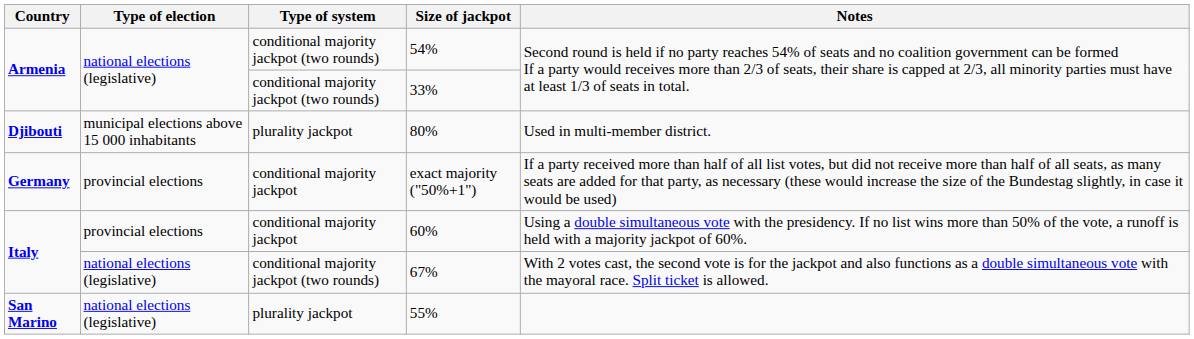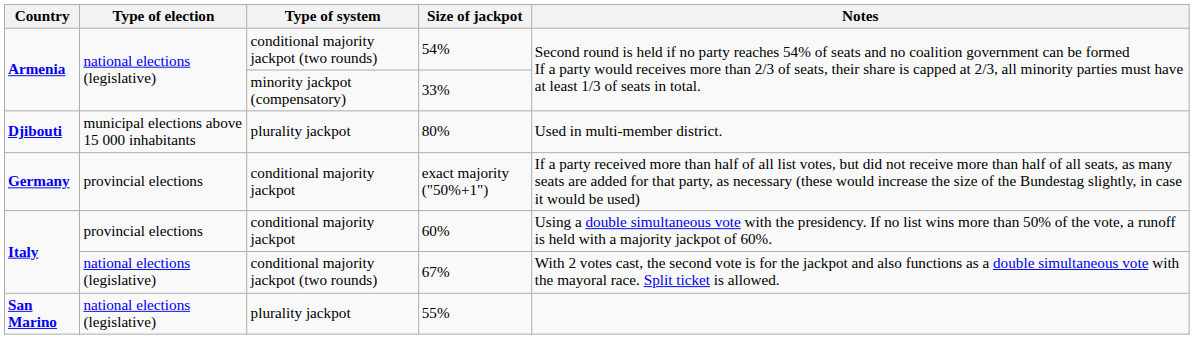(316, 90) conditional majority jackpot (two rounds) -> (301, 90) minority jackpot (compensatory)
